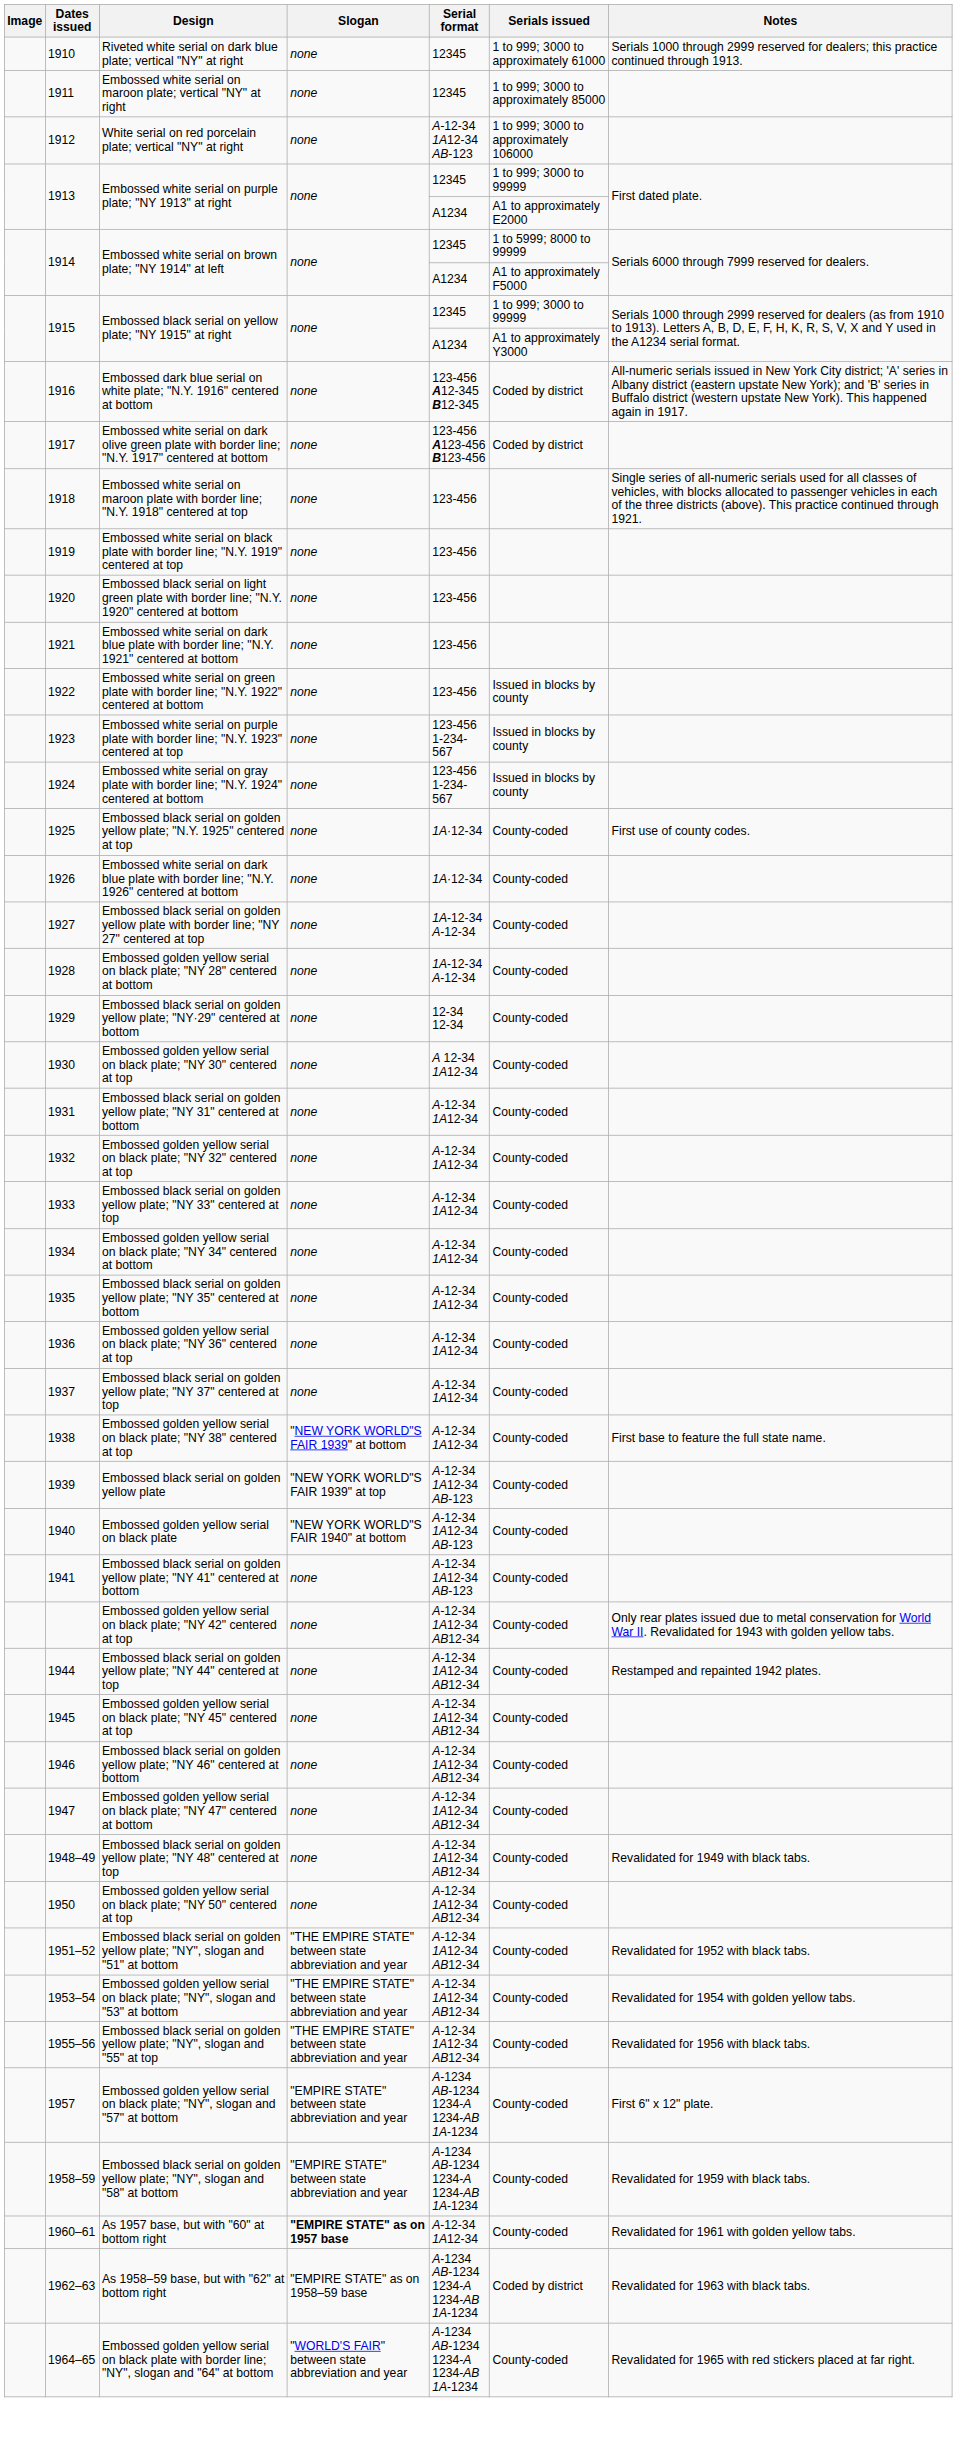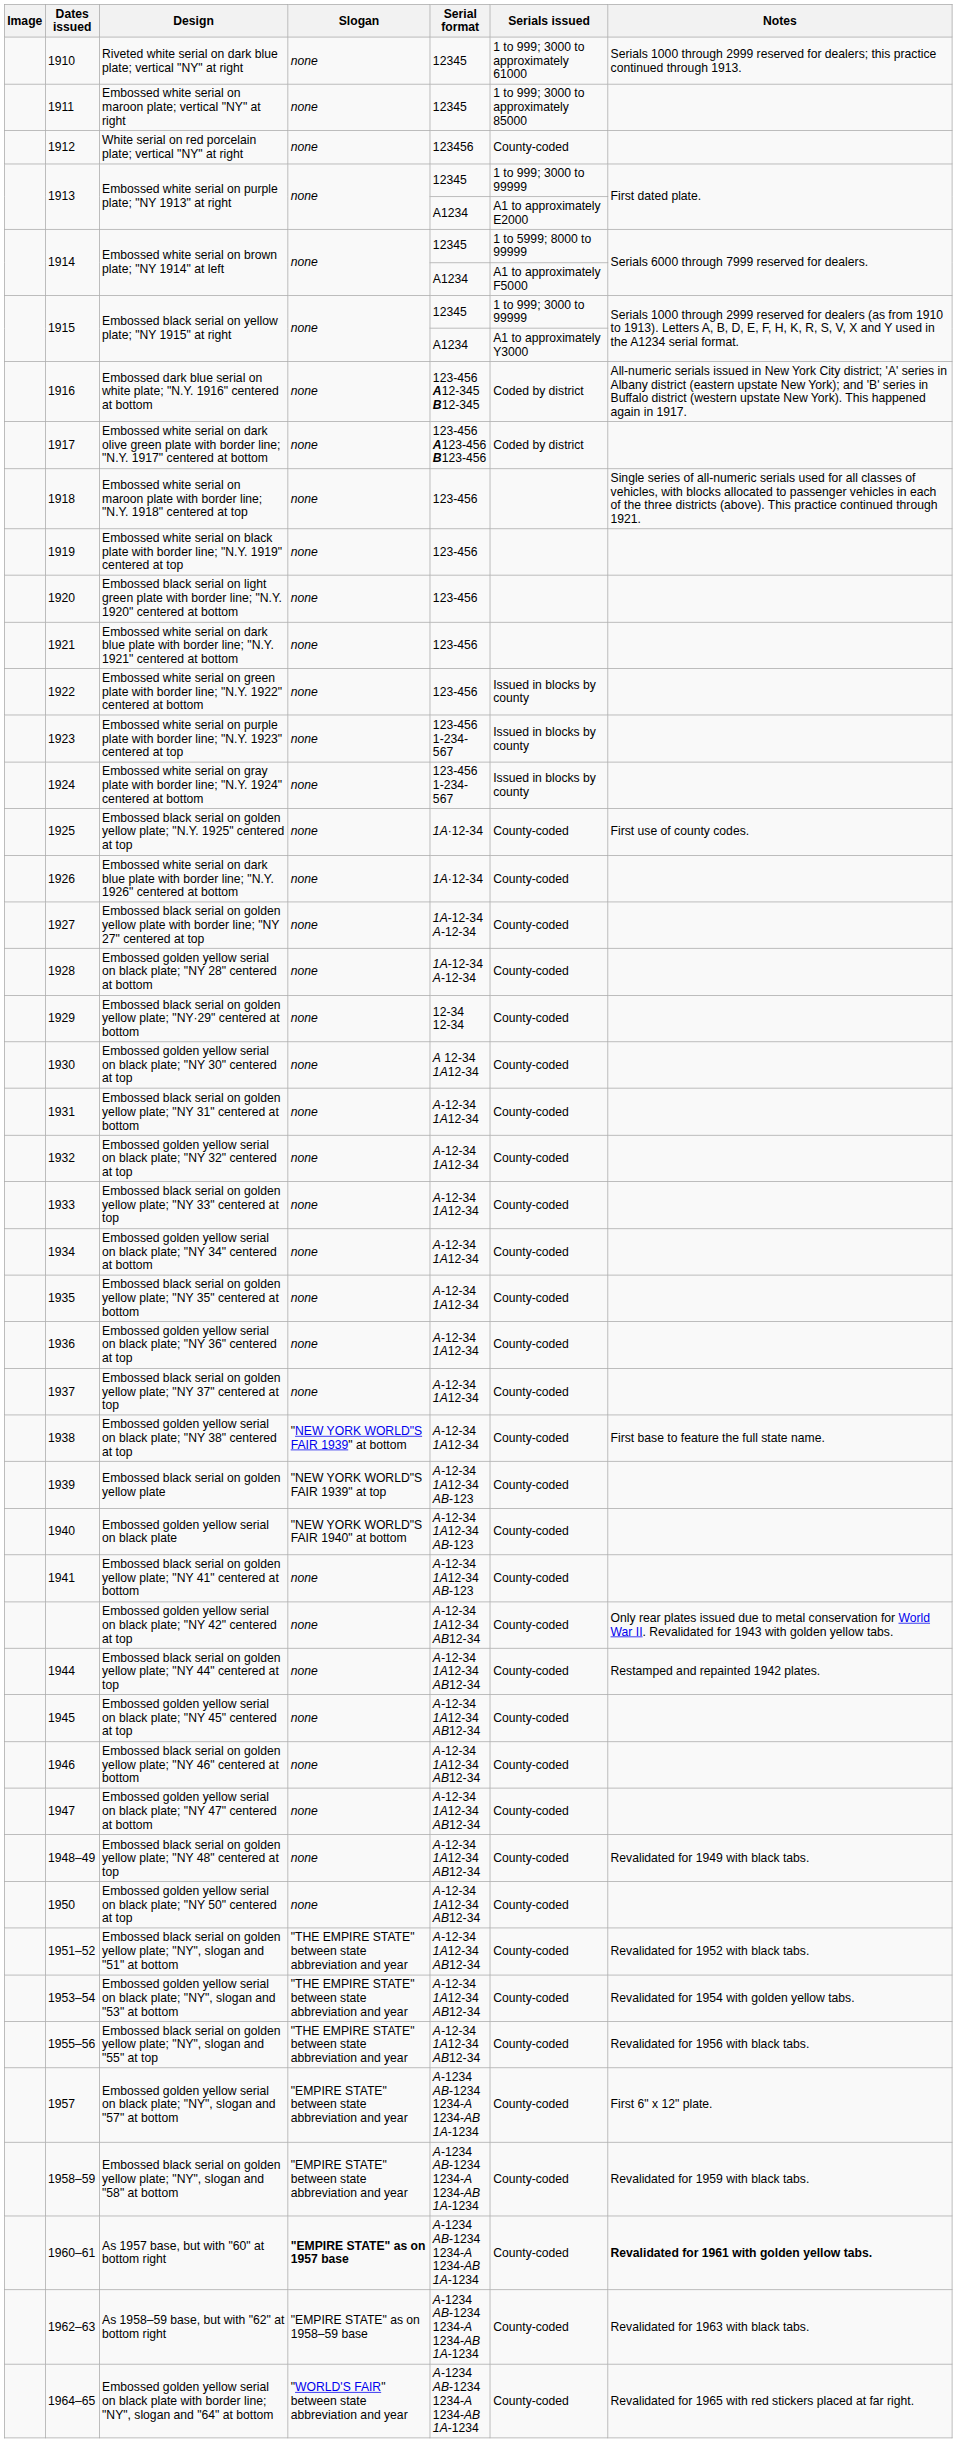(455, 140) A-12-34 1A12-34 AB-123 -> (453, 147) 123456
(538, 140) 1 to 999; 3000 to approximately 106000 -> (531, 147) County-coded
(455, 2232) A-12-34 1A12-34 -> (457, 2253) A-1234 AB-1234 1234-A 1234-AB 1A-1234
(734, 2232) normal -> (741, 2253) bold
(538, 2286) Coded by district -> (531, 2327) County-coded
